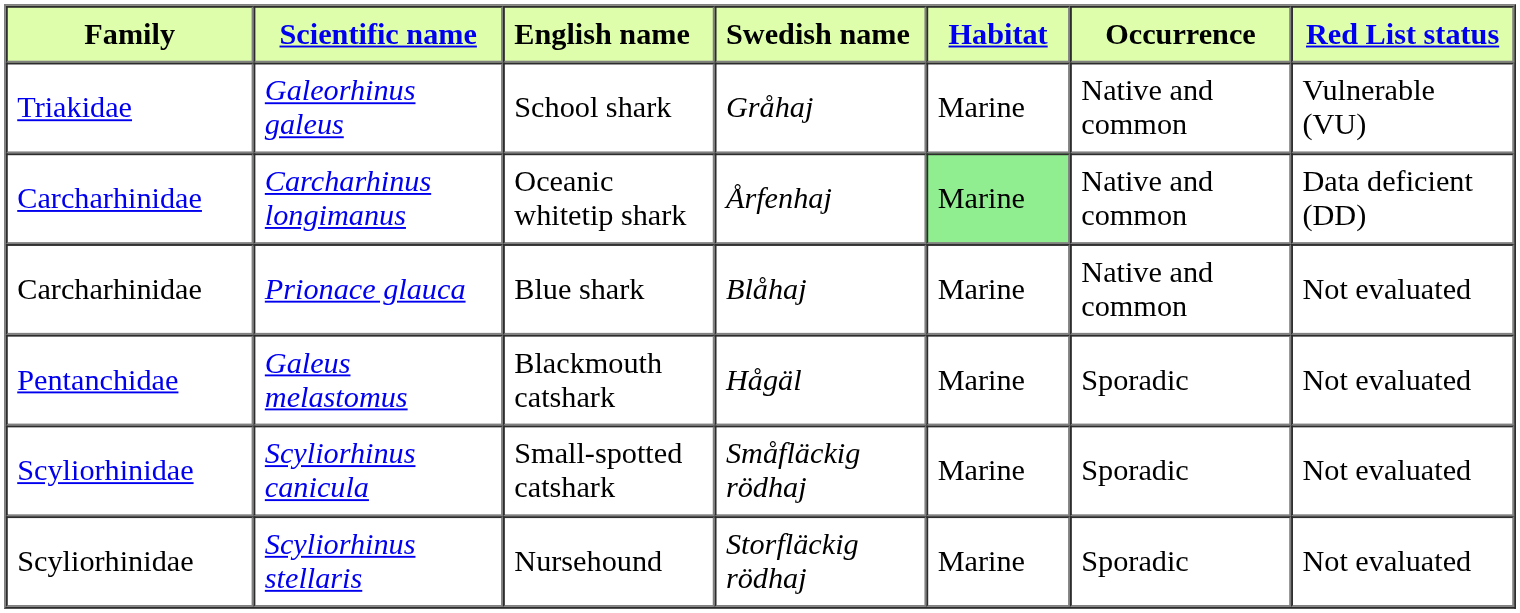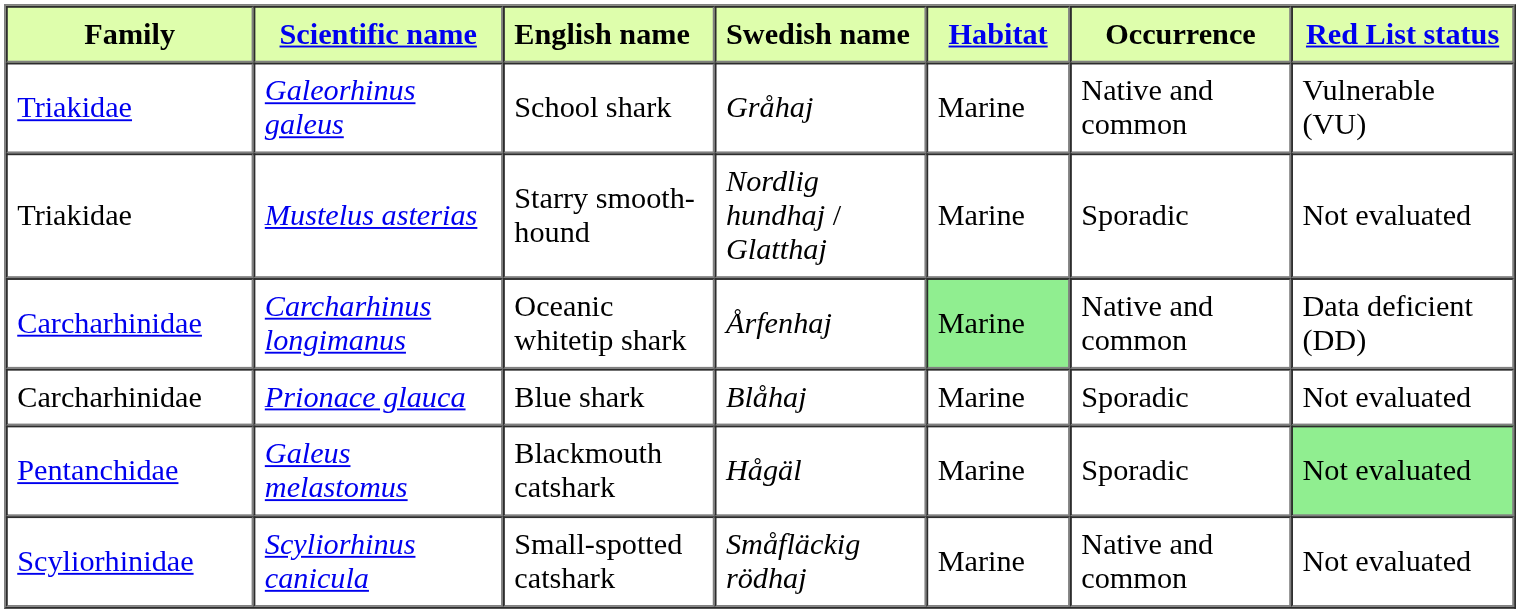+ row: (371, 215)
(1147, 288) Native and common -> (1135, 396) Sporadic
(1387, 379) no background -> (1387, 470) lightgreen background
(1135, 470) Sporadic -> (1147, 561) Native and common
- row: (340, 561)
